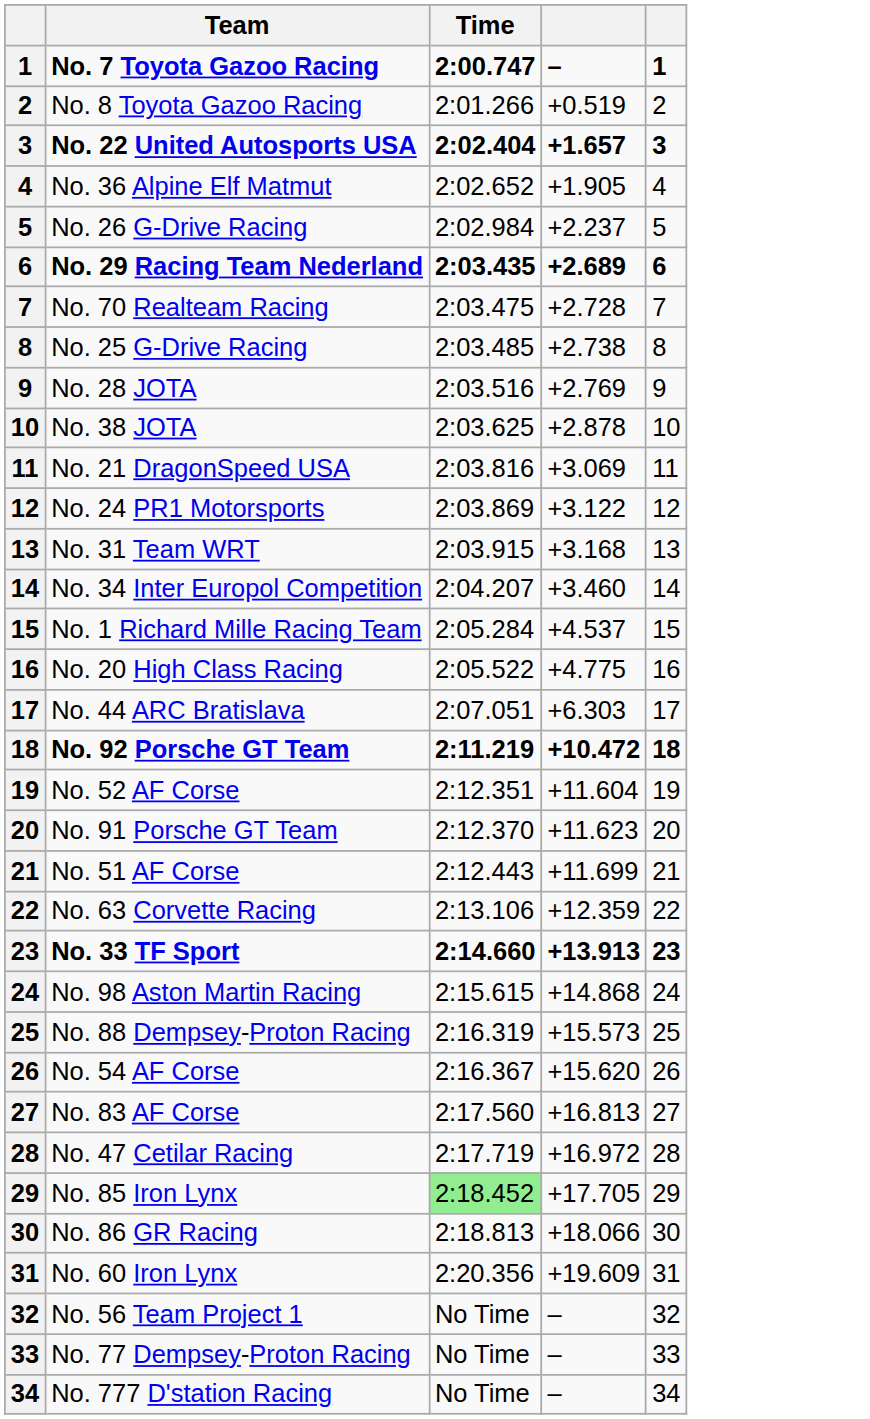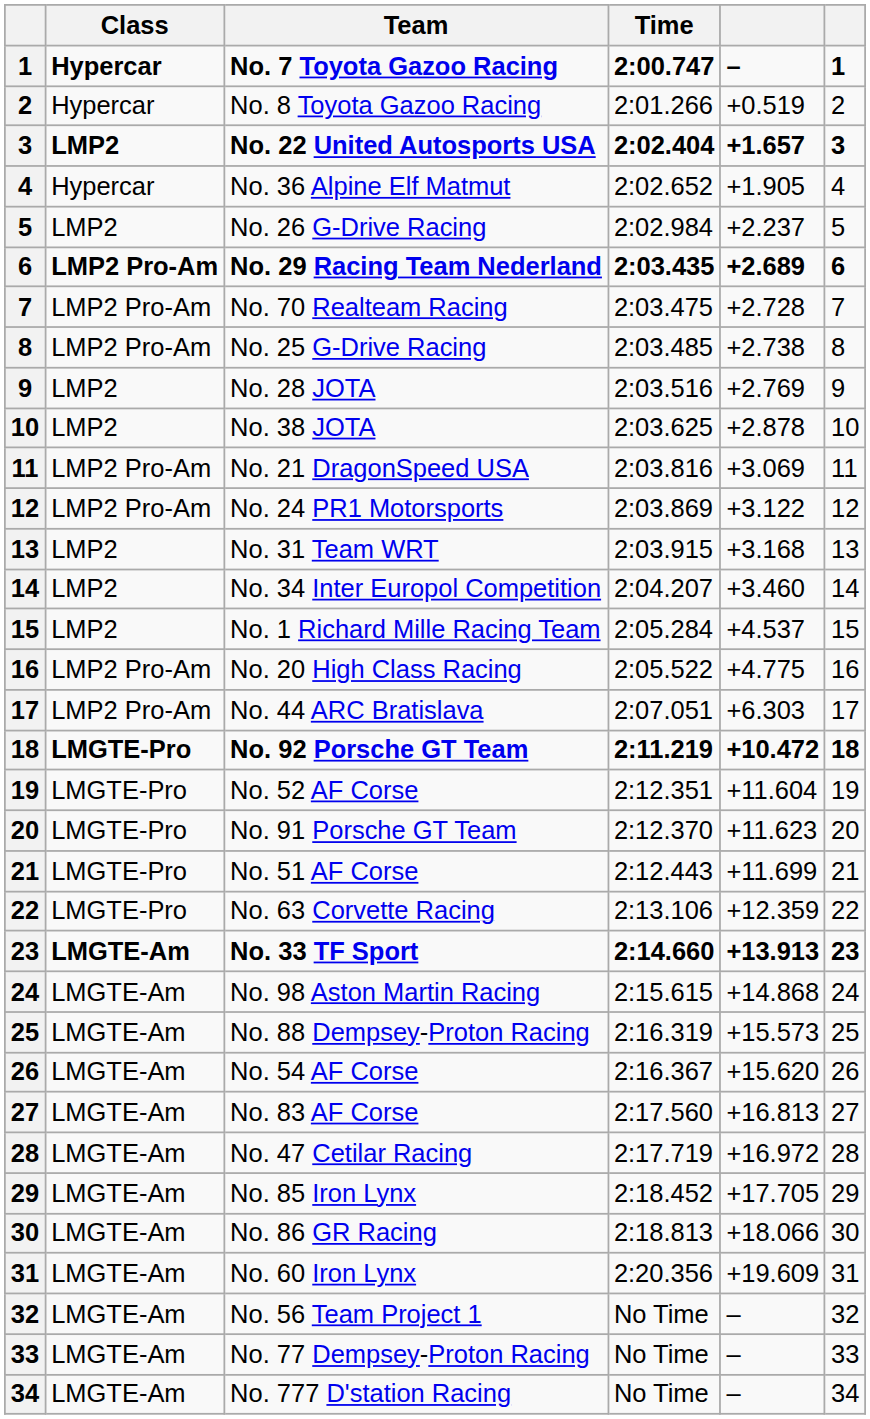+ column: (135, 25)
(484, 1193) lightgreen background -> (663, 1193) no background
